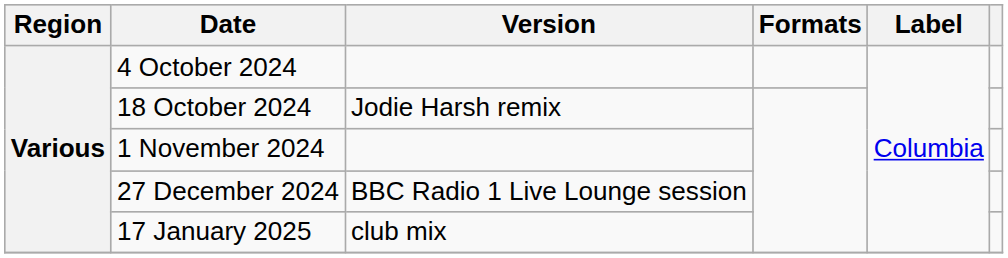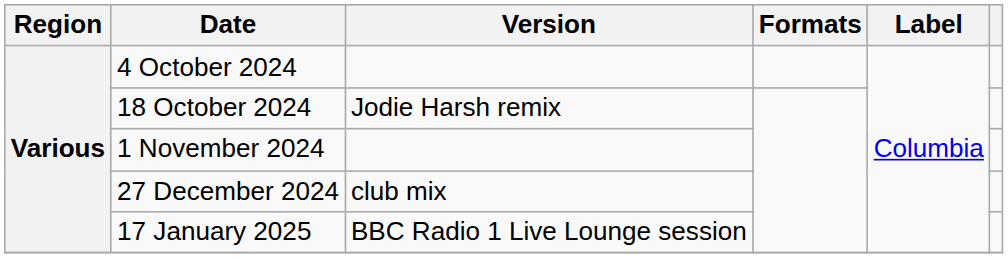(549, 190) BBC Radio 1 Live Lounge session -> (399, 190) club mix
(399, 231) club mix -> (549, 231) BBC Radio 1 Live Lounge session
